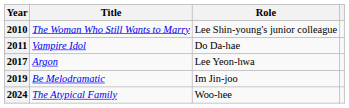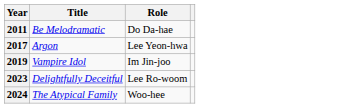- row: (17, 29)
(59, 45) Vampire Idol -> (69, 29) Be Melodramatic
(69, 78) Be Melodramatic -> (59, 62) Vampire Idol
+ row: (17, 78)
